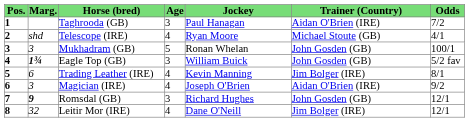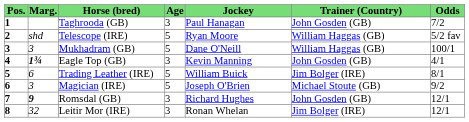(336, 23) Aidan O'Brien (IRE) -> (331, 23) John Gosden (GB)
(168, 35) 4 -> (168, 35) 5
(336, 35) Michael Stoute (GB) -> (338, 35) William Haggas (GB)
(438, 35) 4/1 -> (446, 35) 5/2 fav
(217, 48) Ronan Whelan -> (213, 48) Dane O'Neill
(331, 48) John Gosden (GB) -> (338, 48) William Haggas (GB)
(217, 60) William Buick -> (219, 60) Kevin Manning
(446, 60) 5/2 fav -> (438, 60) 4/1
(168, 73) 4 -> (168, 73) 5
(219, 73) Kevin Manning -> (217, 73) William Buick
(168, 86) 4 -> (168, 86) 5
(336, 86) Aidan O'Brien (IRE) -> (336, 86) Michael Stoute (GB)
(168, 111) 4 -> (168, 111) 3
(213, 111) Dane O'Neill -> (217, 111) Ronan Whelan
